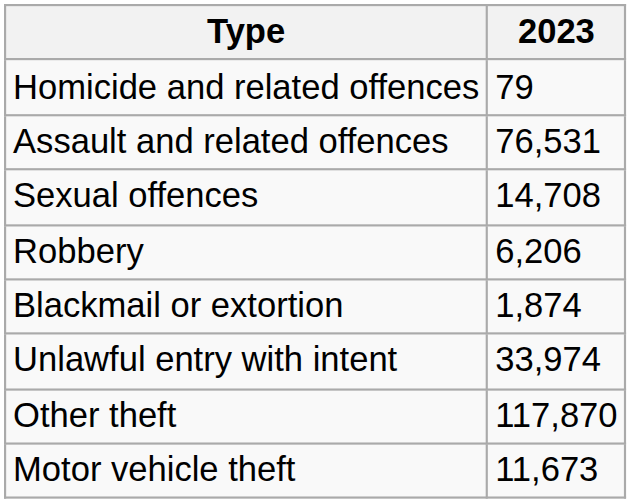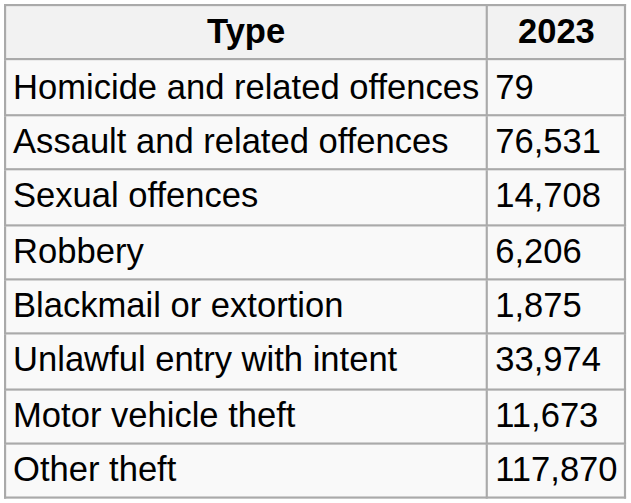(538, 305) 1,874 -> (538, 305) 1,875
rows swapped: (154, 470) <-> (95, 415)
